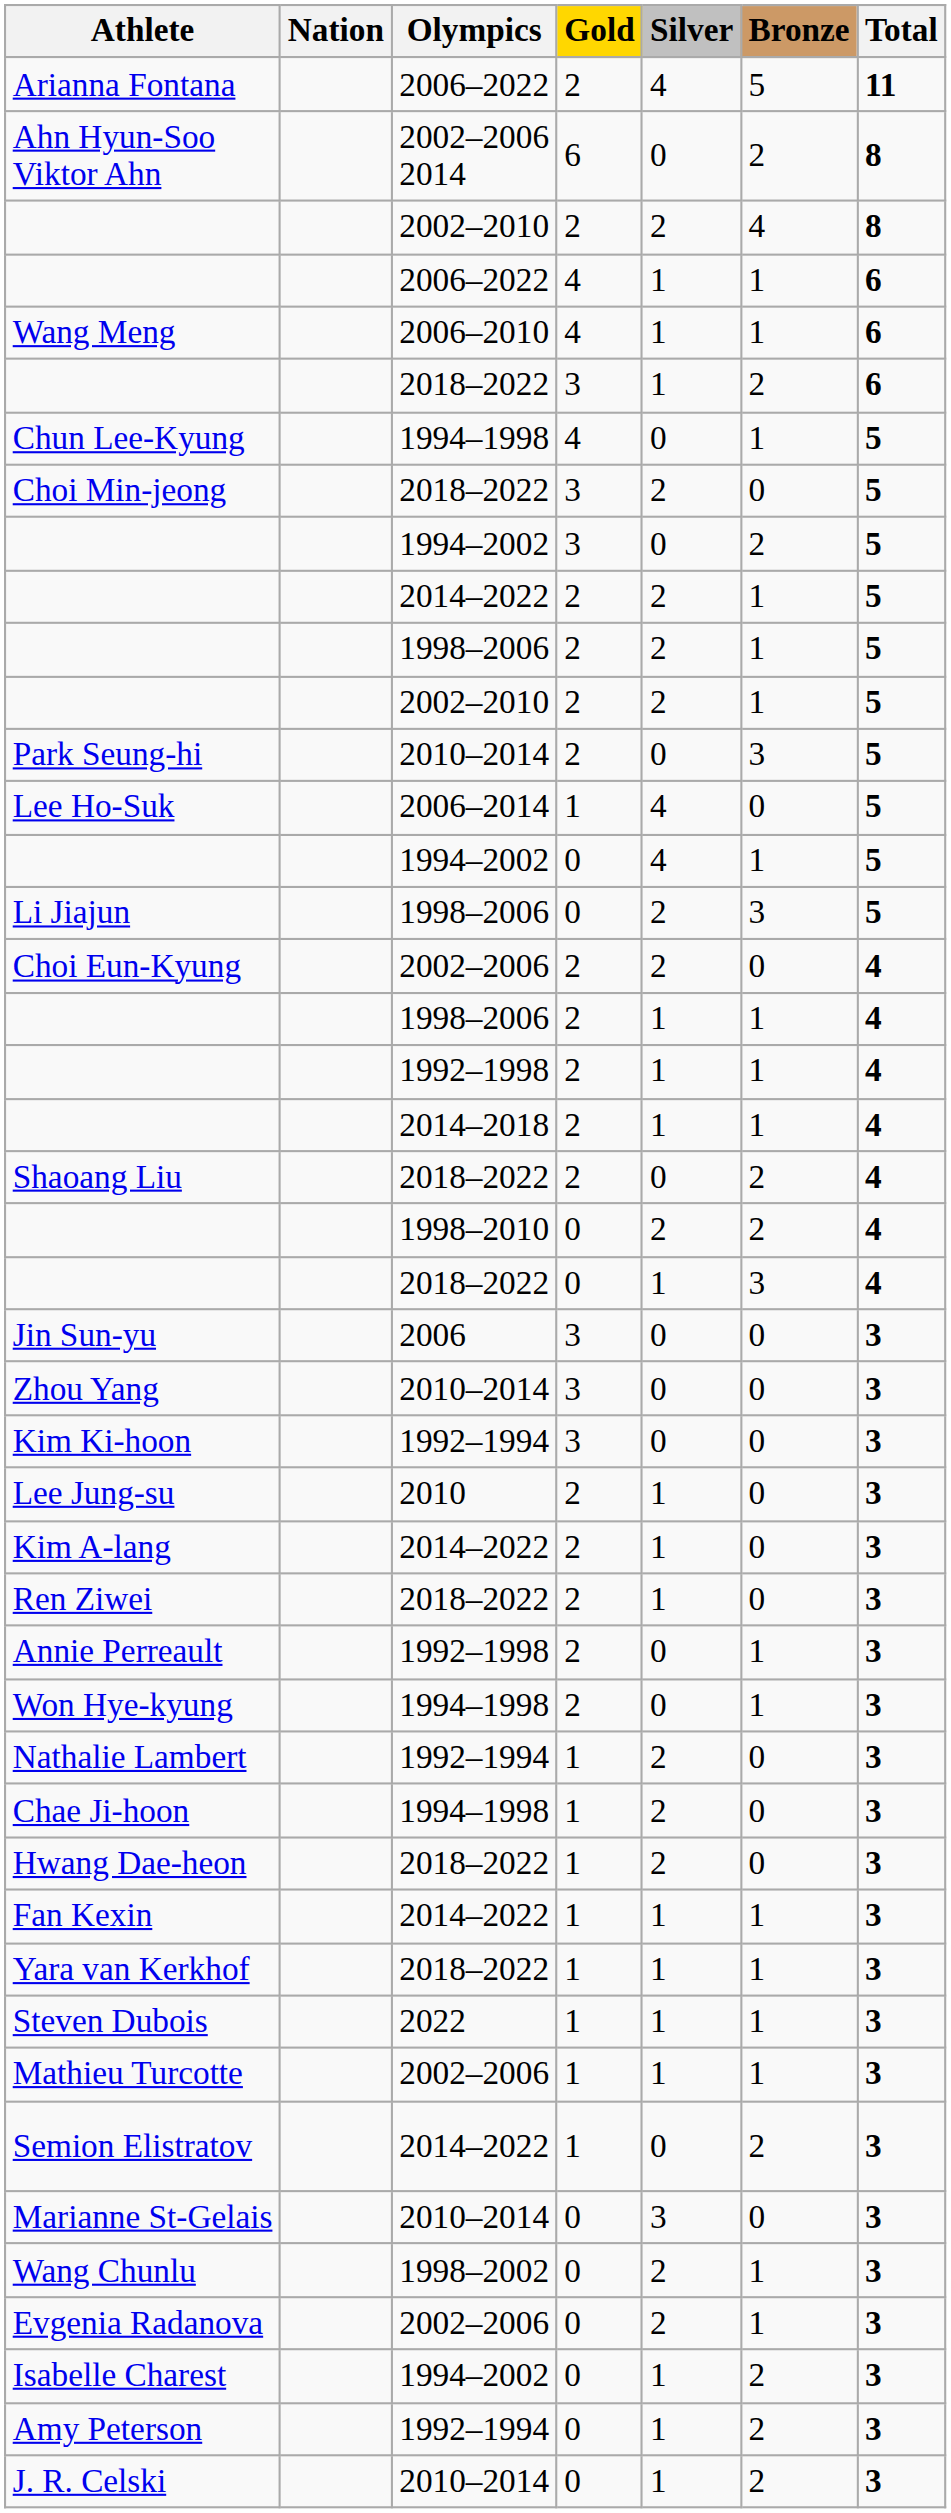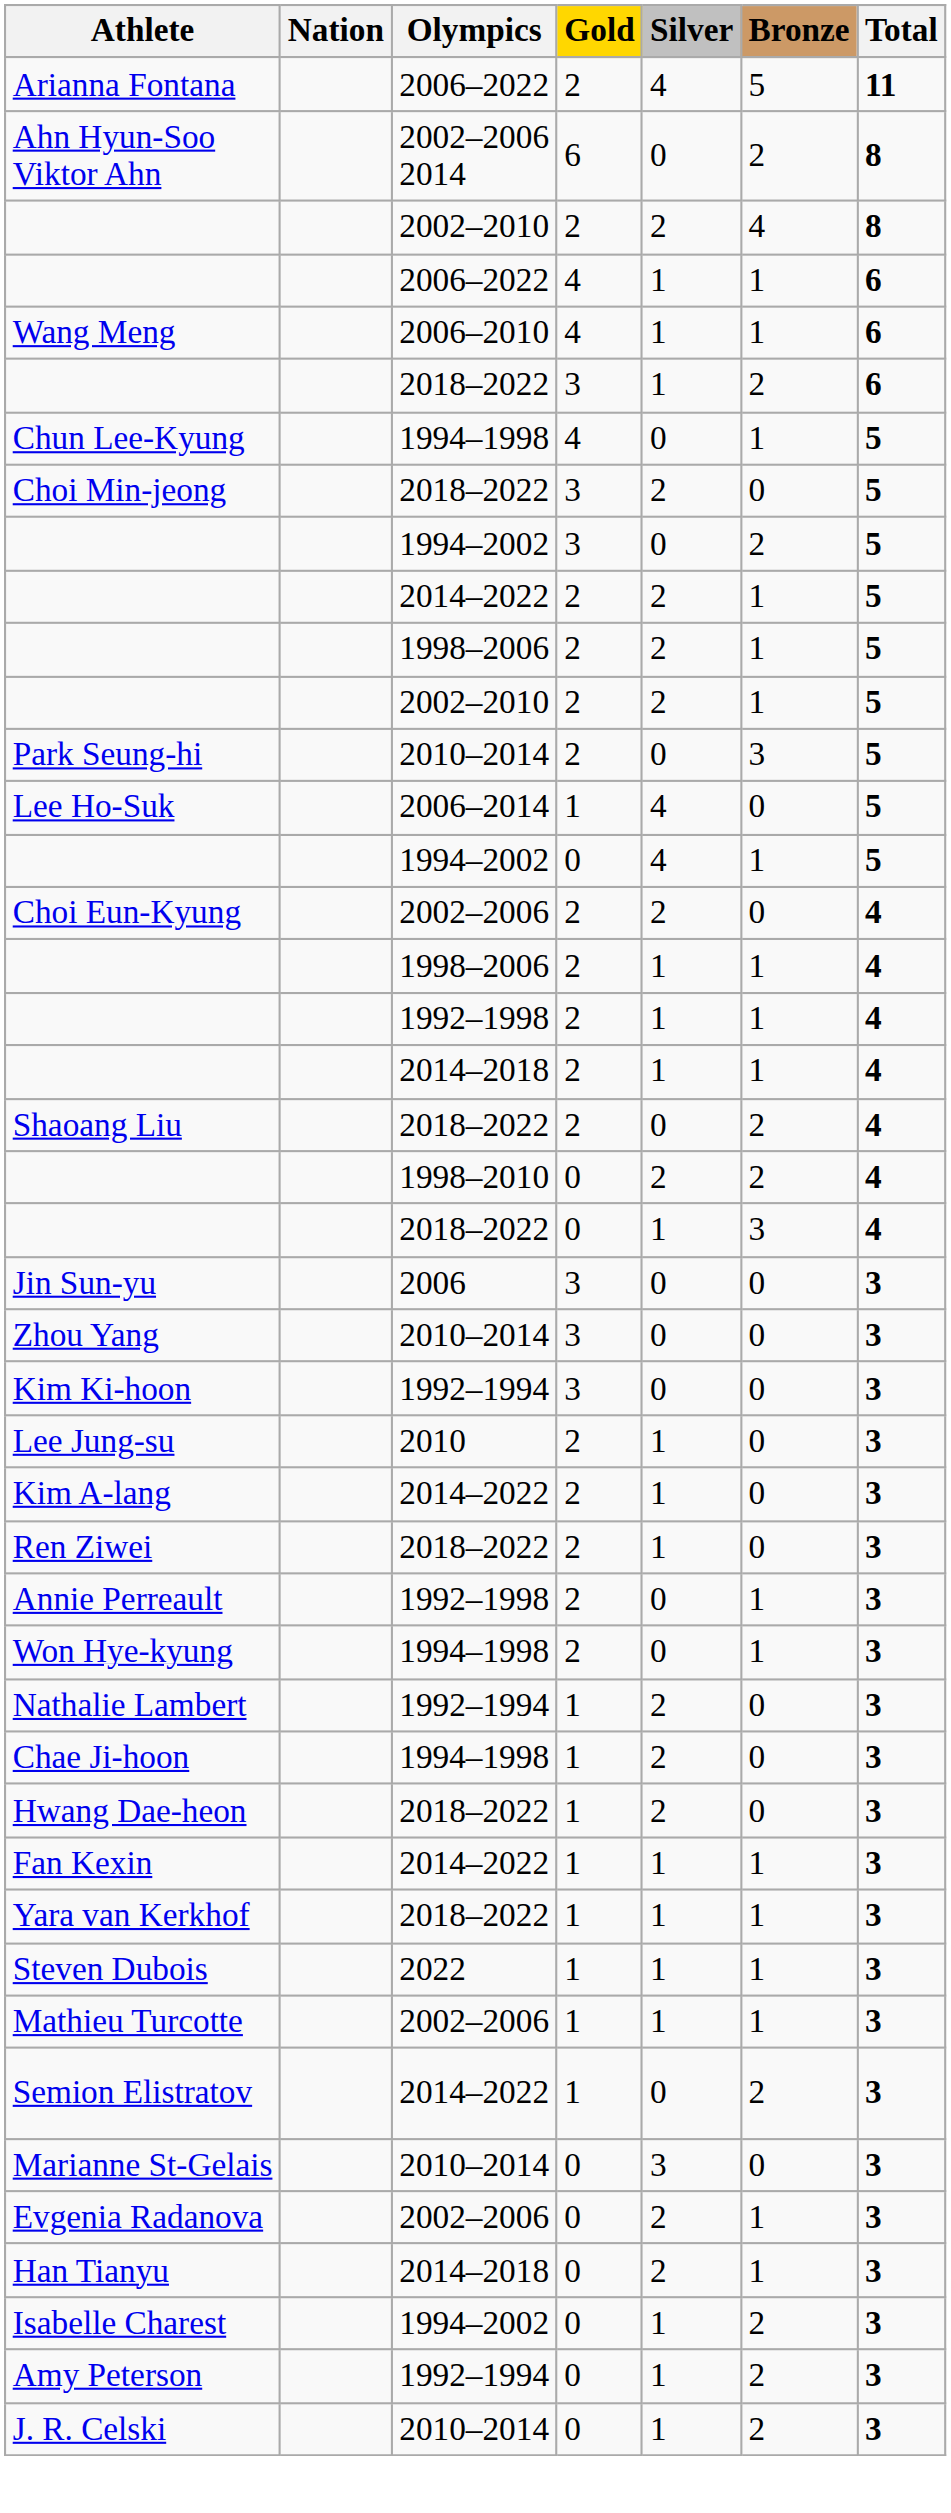- row: (71, 912)
- row: (104, 2269)
+ row: (91, 2269)
